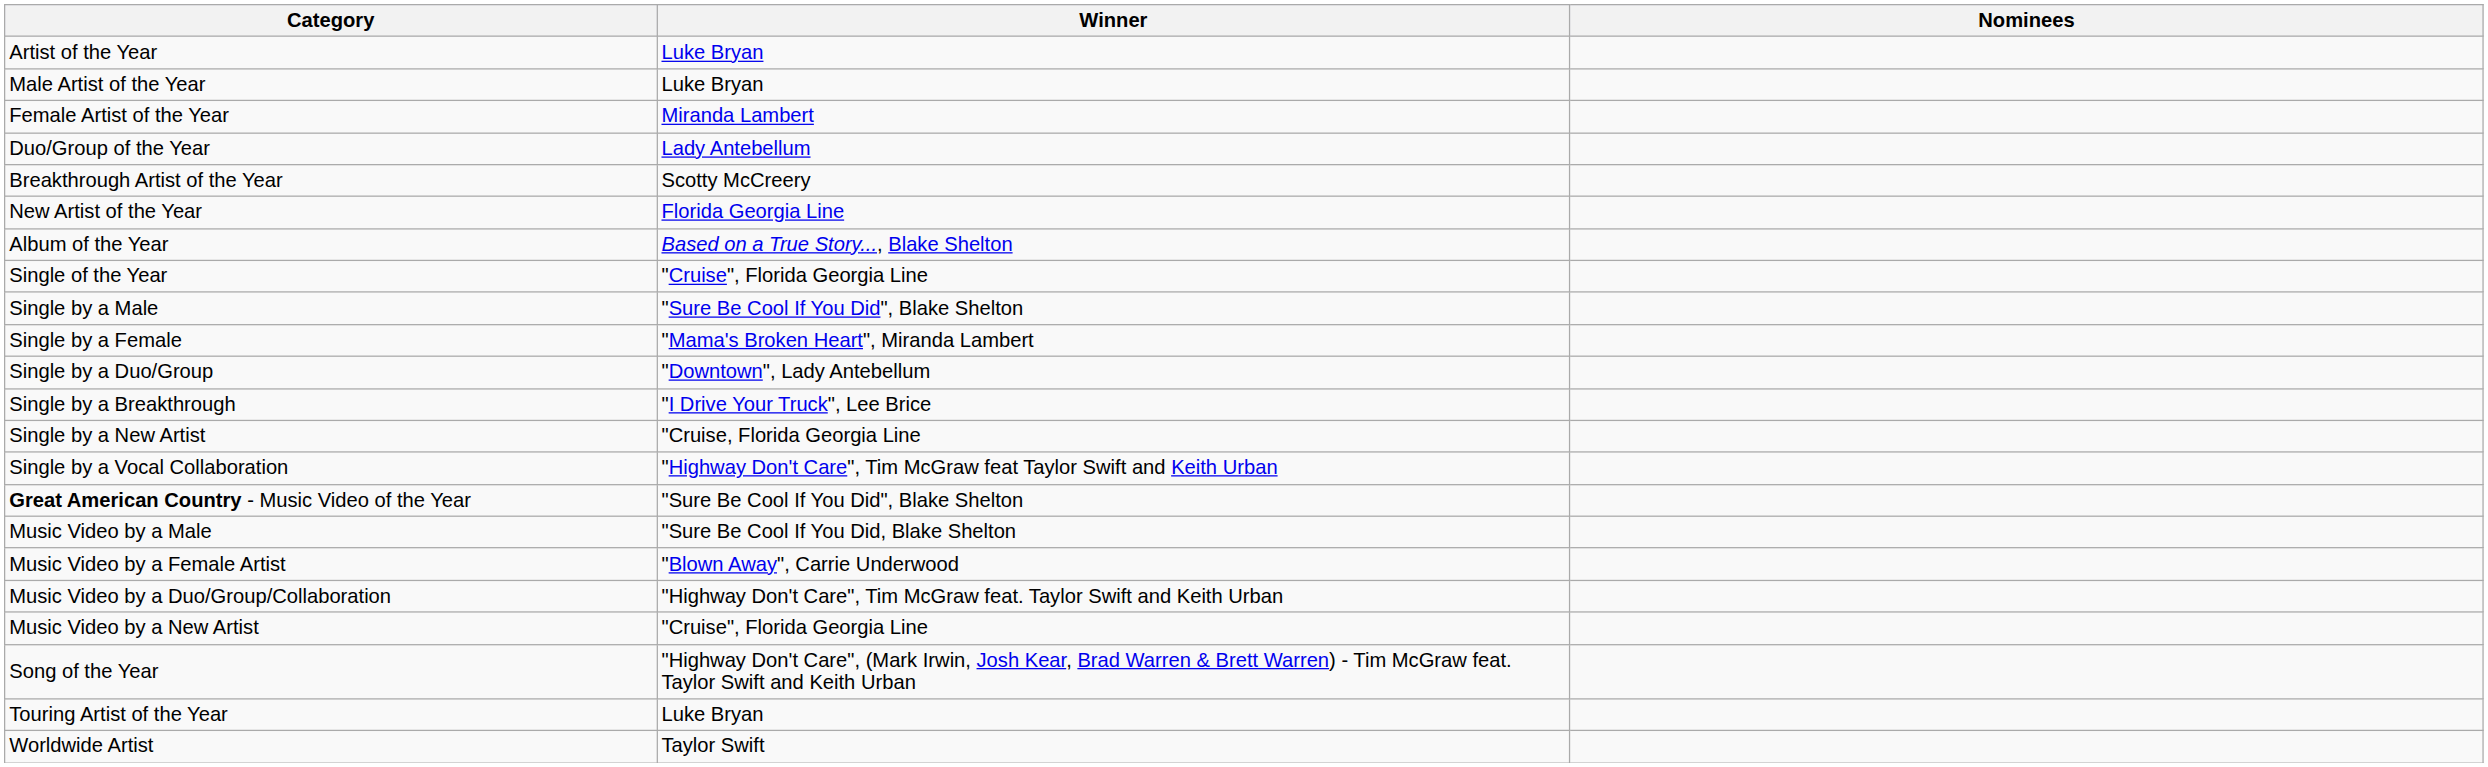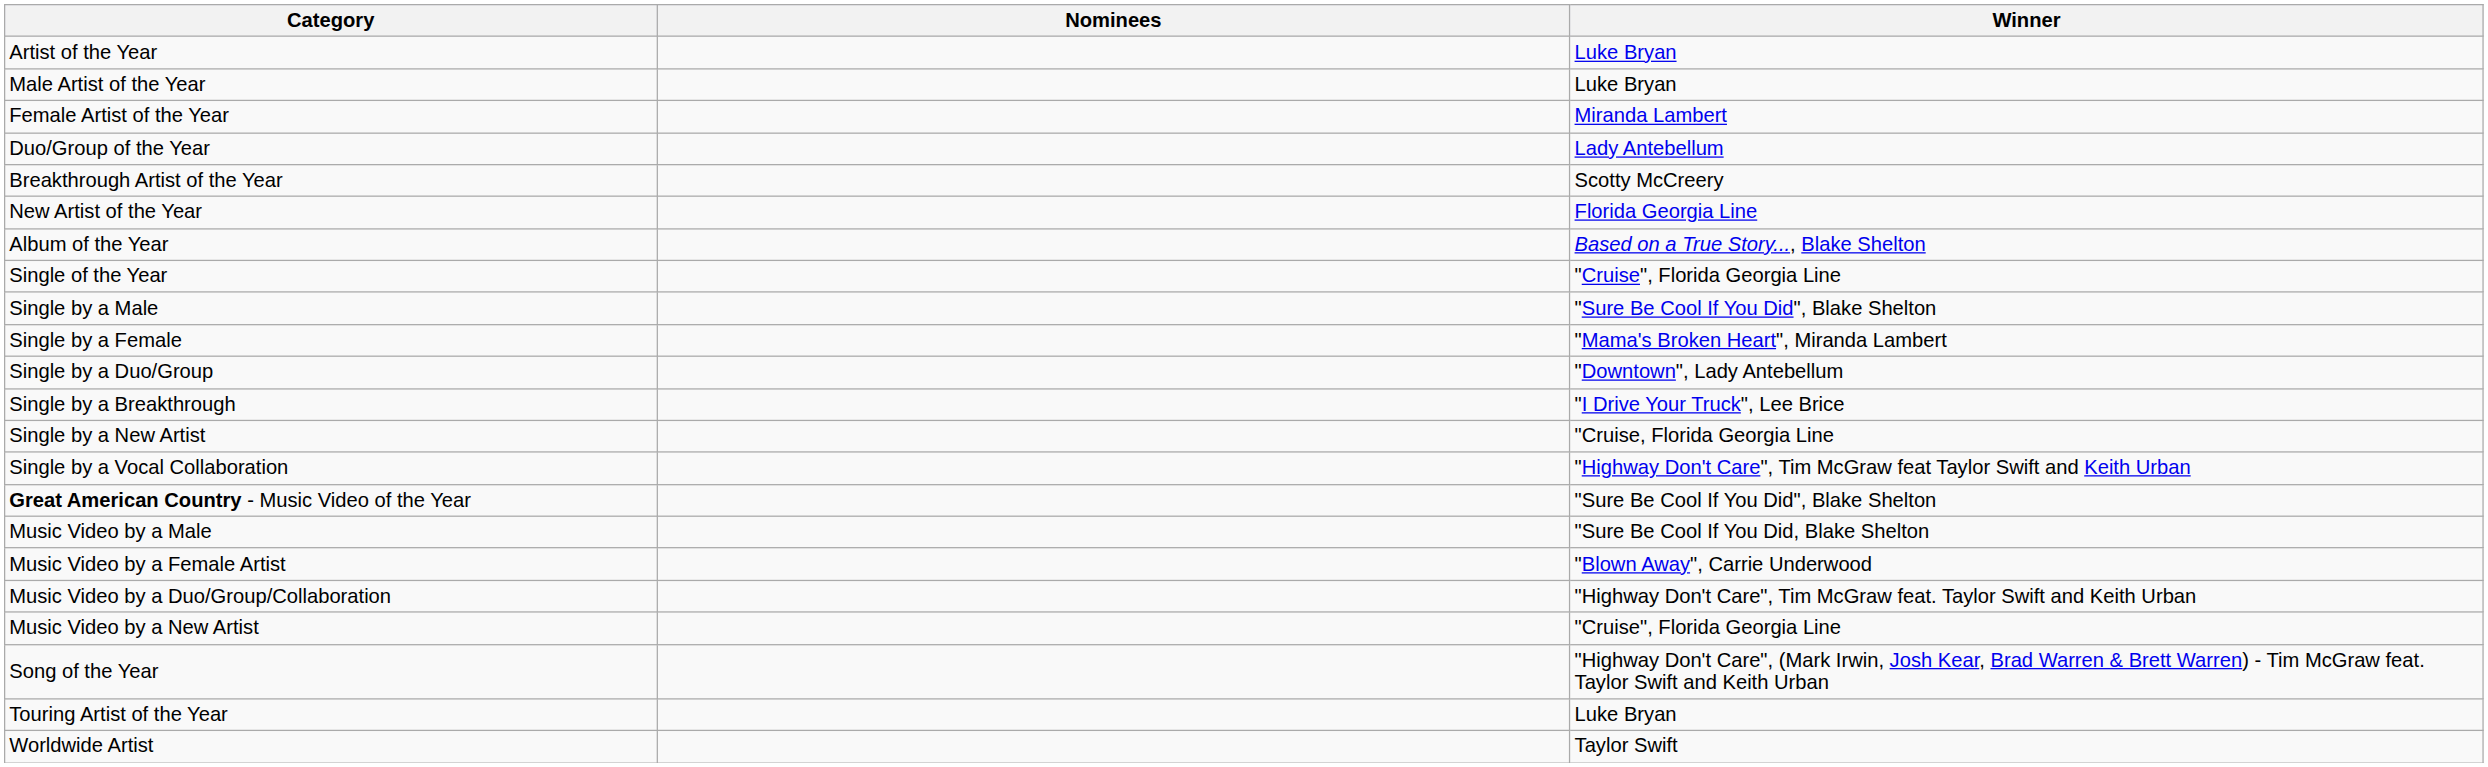columns swapped: (1113, 20) <-> (2026, 20)
